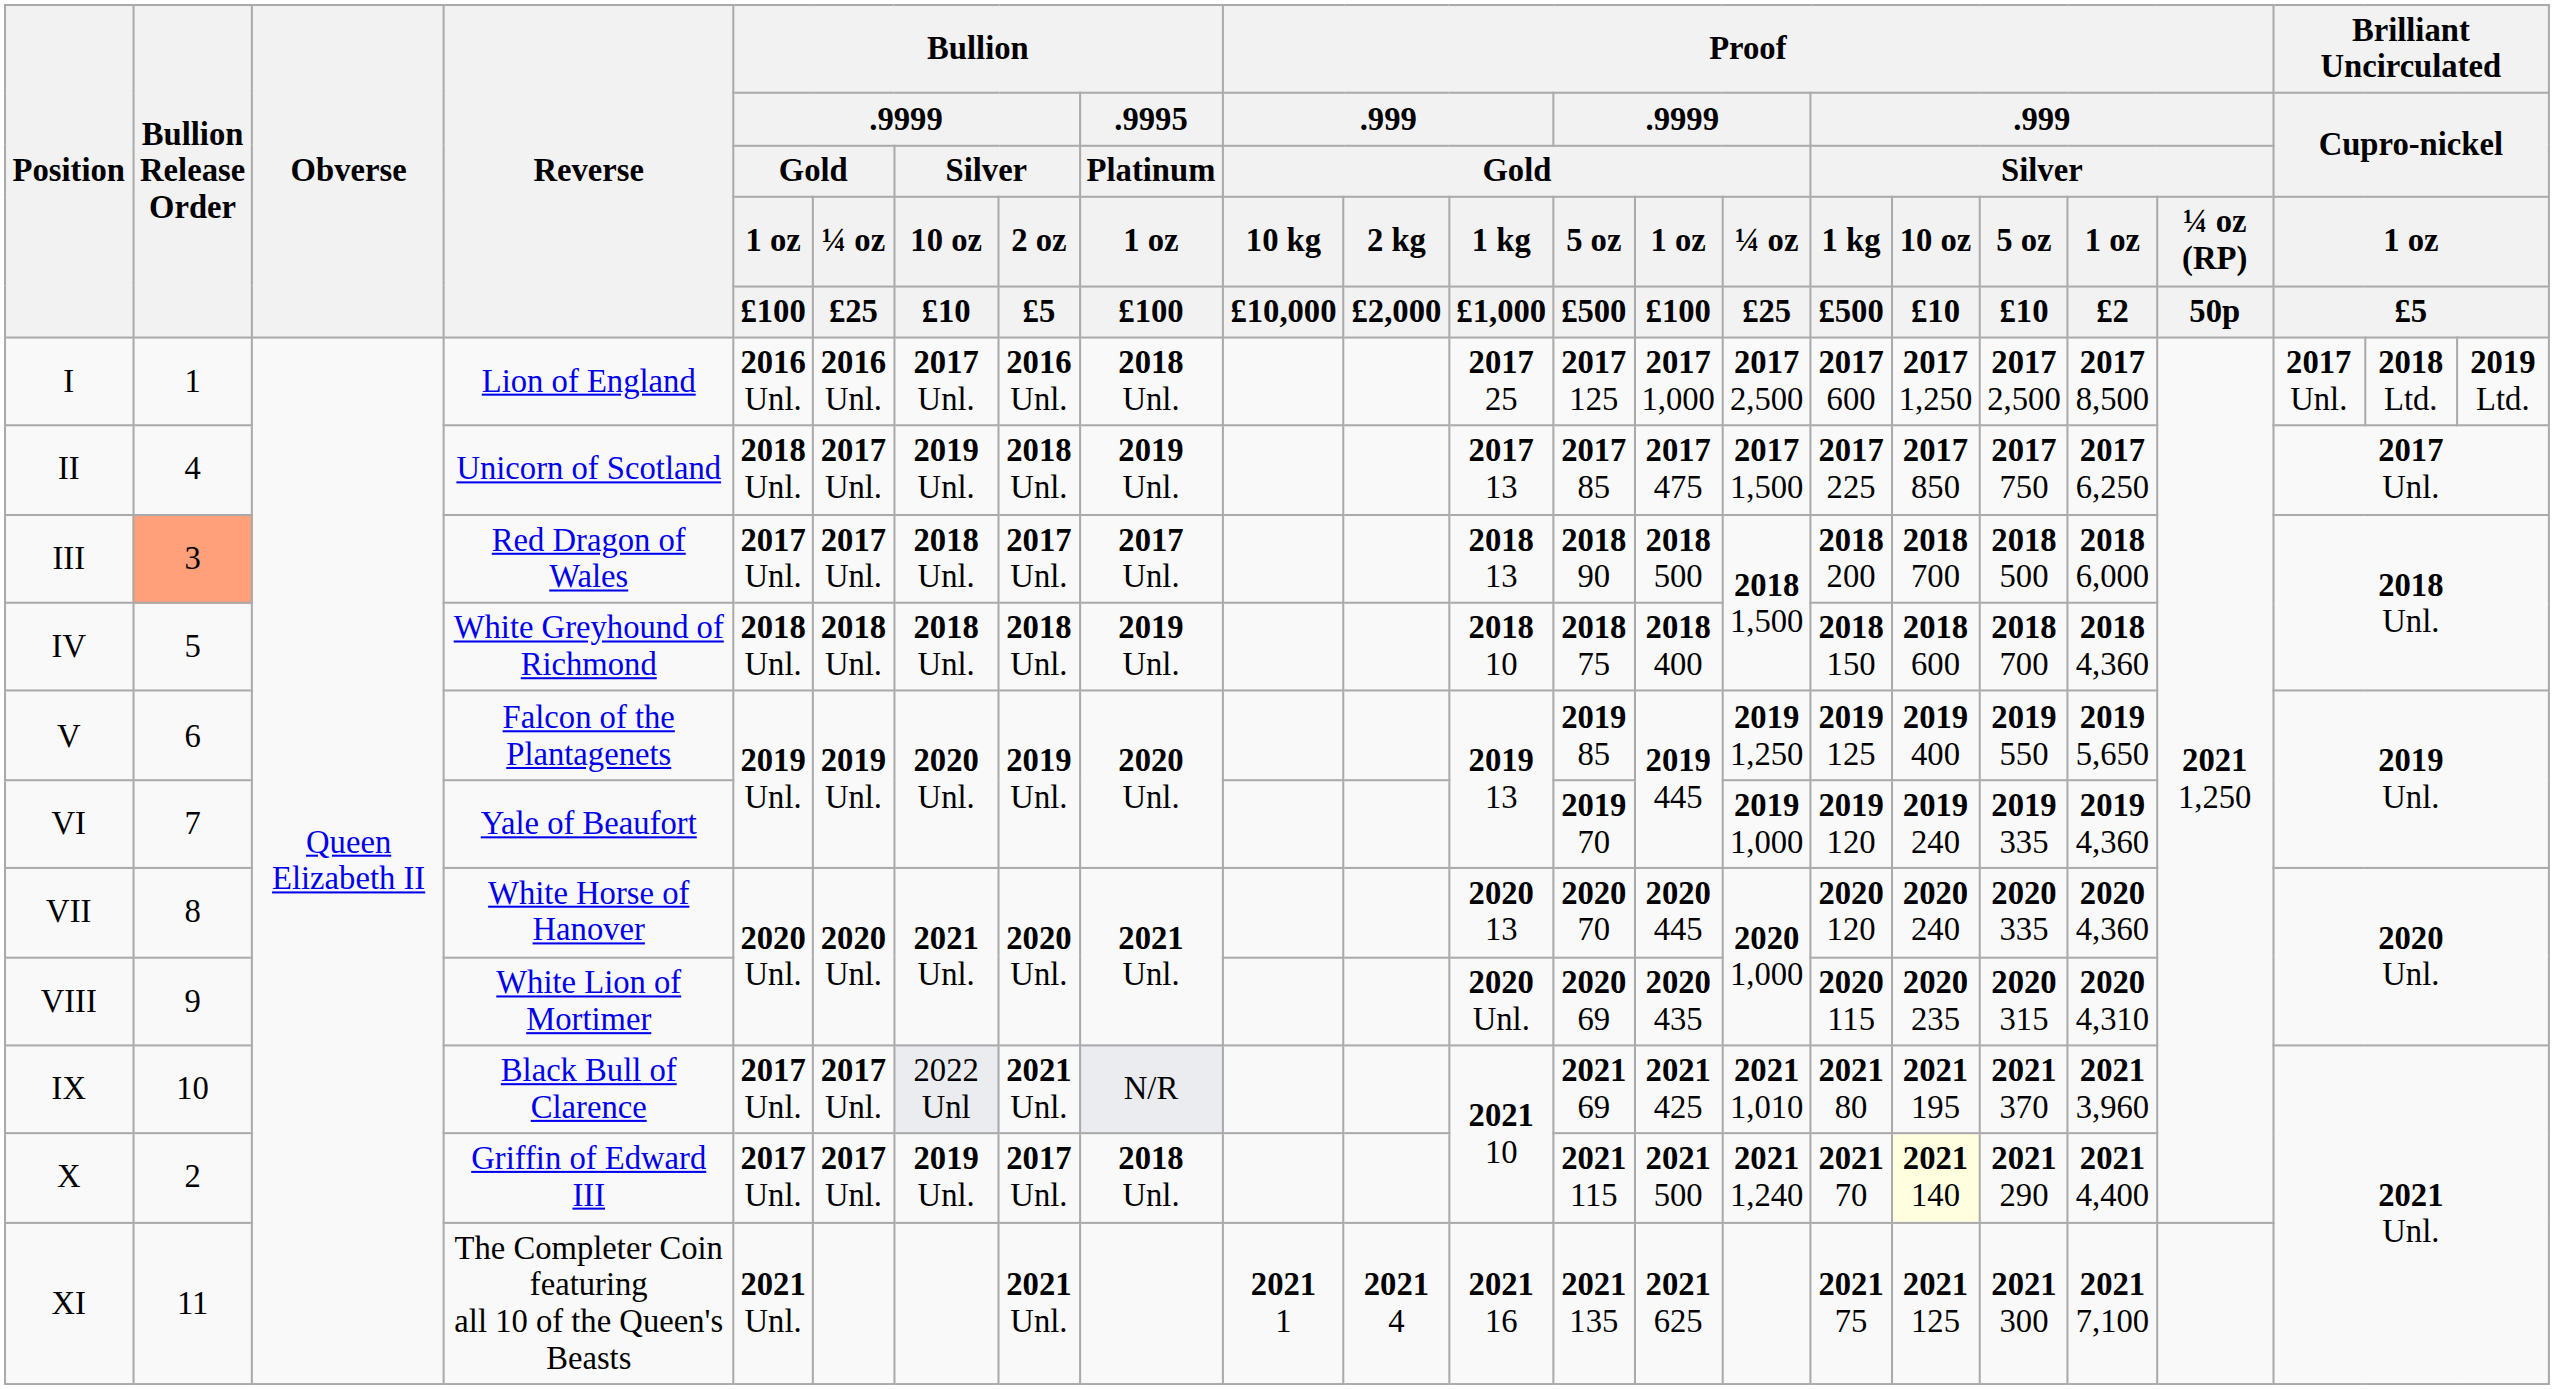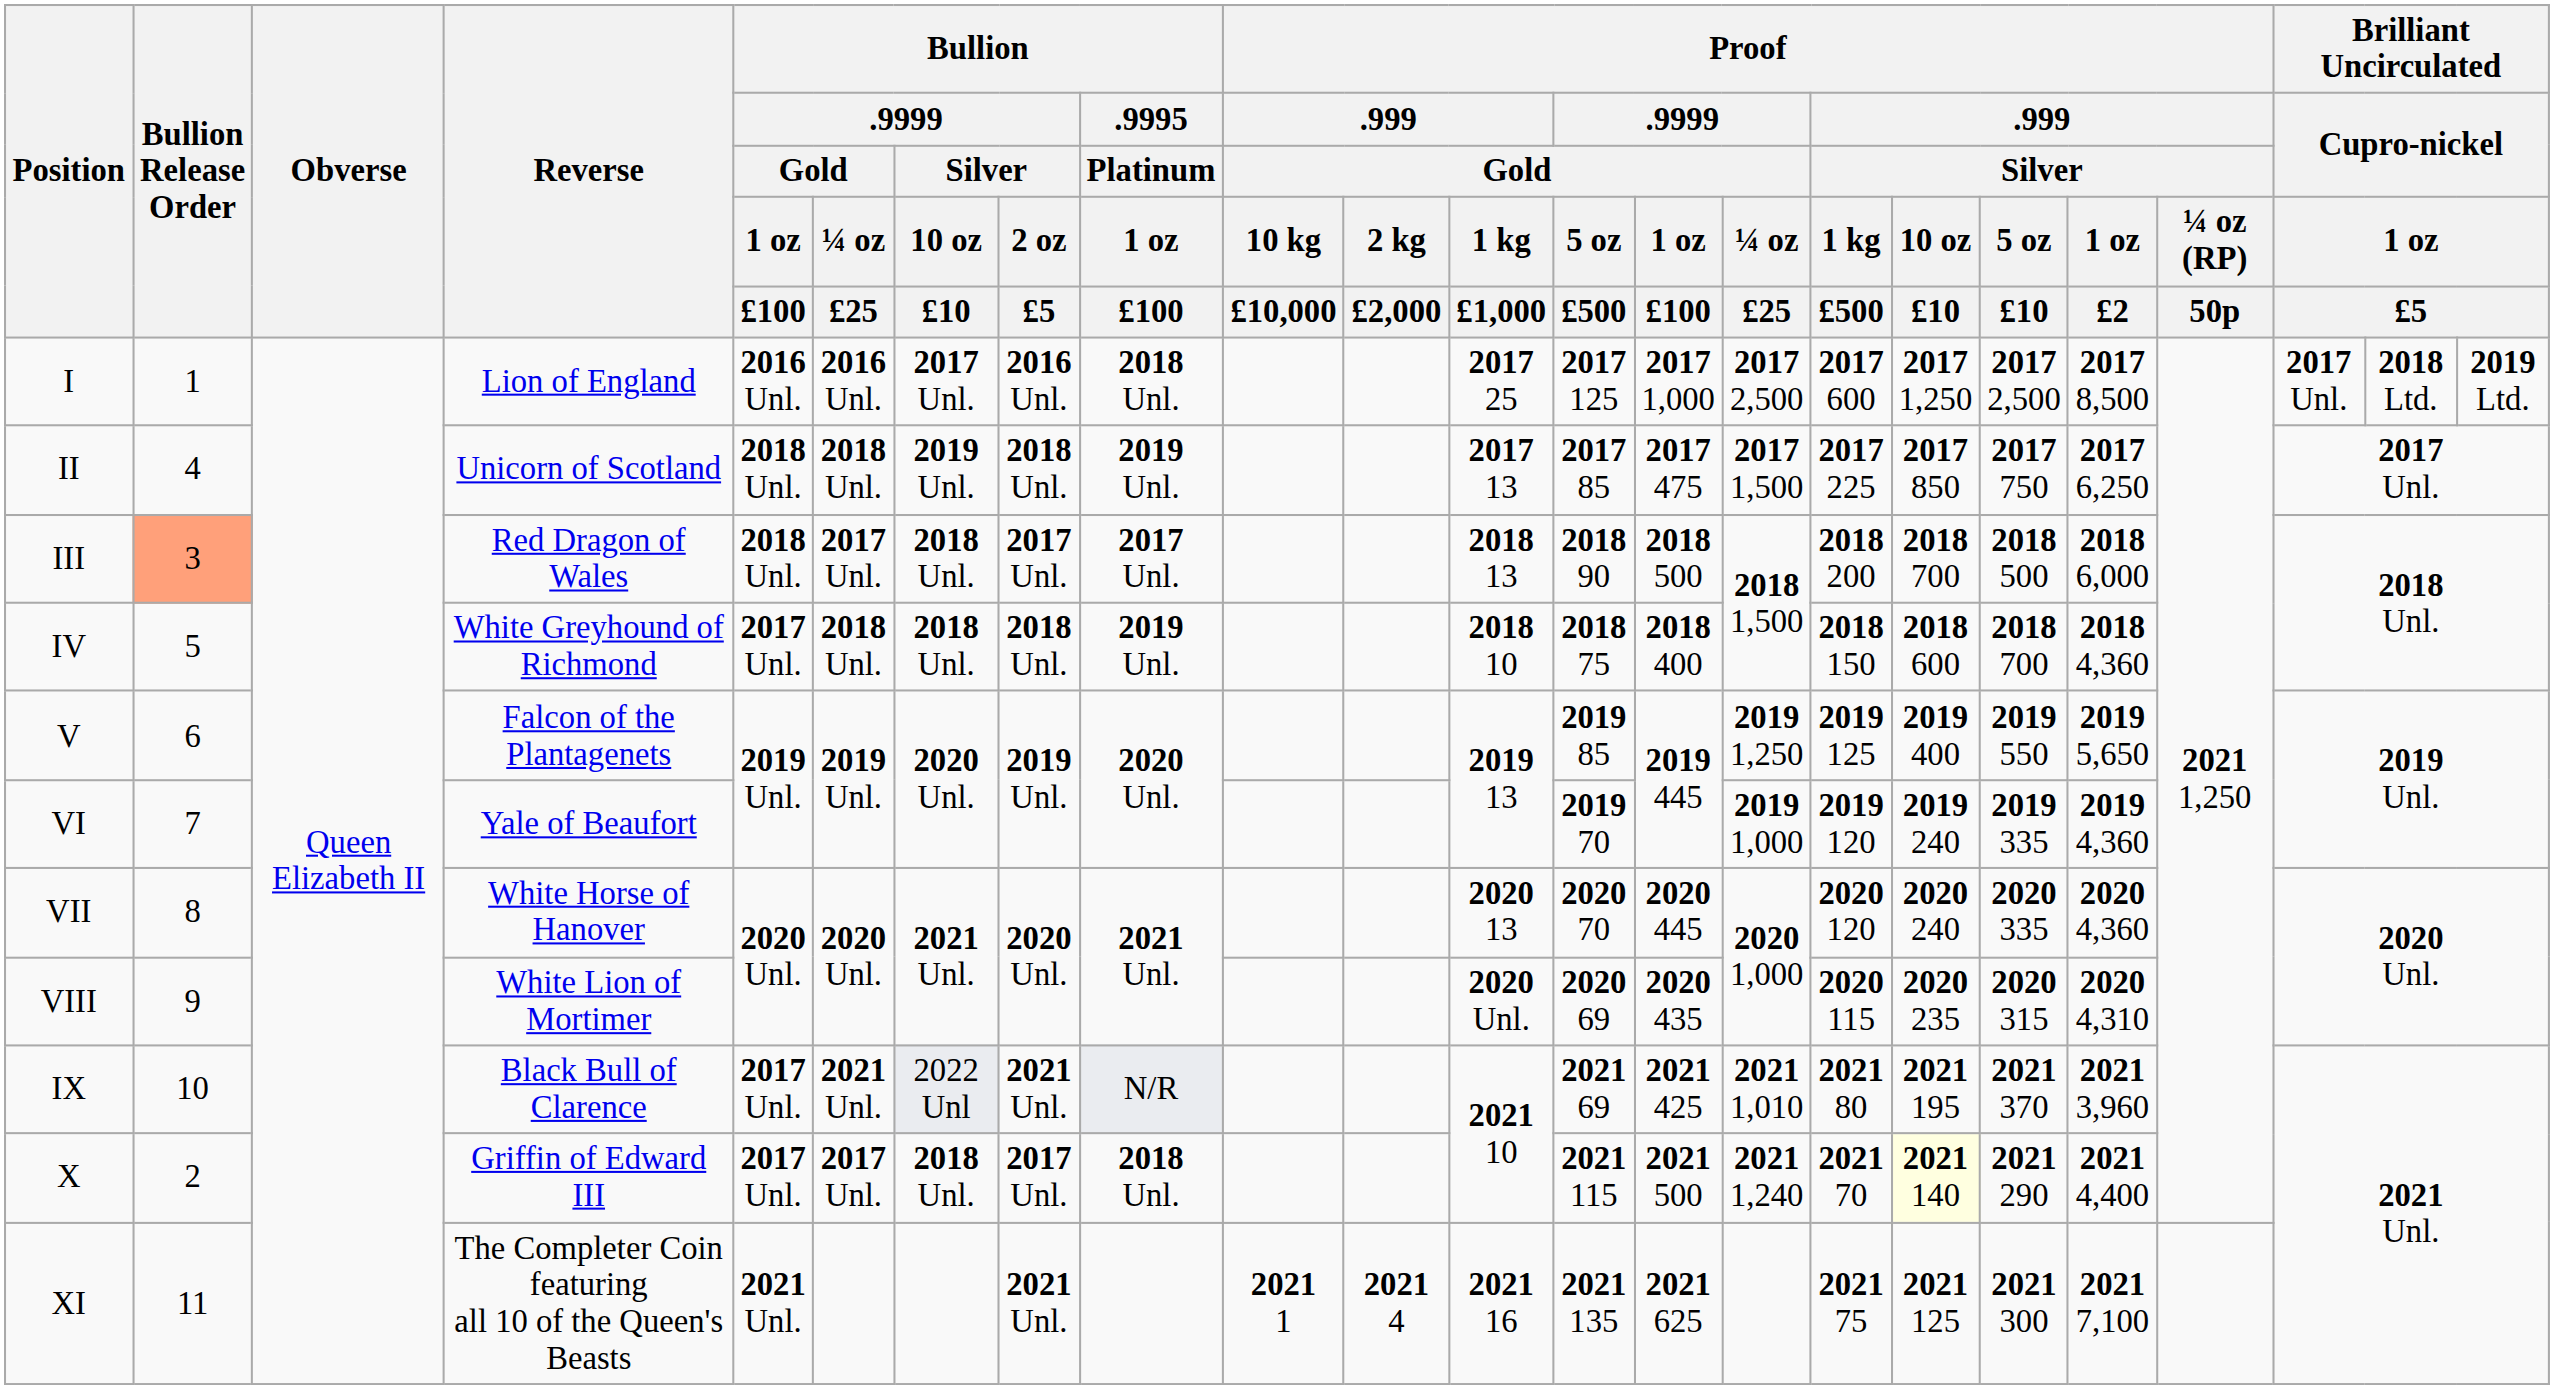(853, 469) 2017 Unl. -> (853, 469) 2018 Unl.
(773, 557) 2017 Unl. -> (773, 557) 2018 Unl.
(773, 646) 2018 Unl. -> (773, 646) 2017 Unl.
(853, 1088) 2017 Unl. -> (853, 1088) 2021 Unl.
(946, 1177) 2019 Unl. -> (946, 1177) 2018 Unl.
